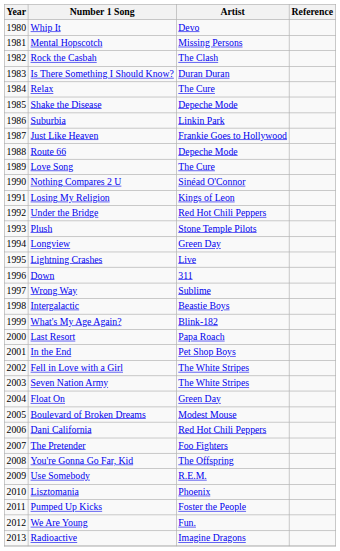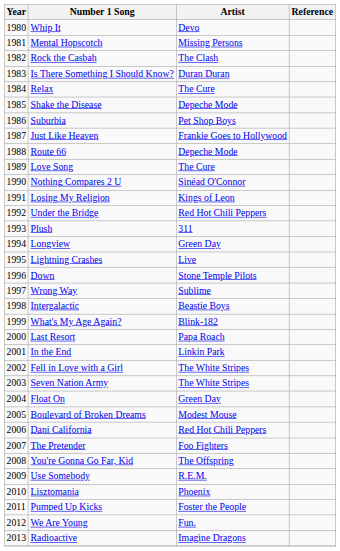(201, 120) Linkin Park -> (207, 120) Pet Shop Boys
(217, 228) Stone Temple Pilots -> (185, 228) 311
(185, 275) 311 -> (217, 275) Stone Temple Pilots
(207, 352) Pet Shop Boys -> (201, 352) Linkin Park
